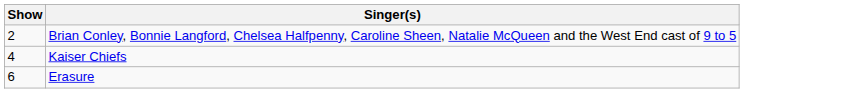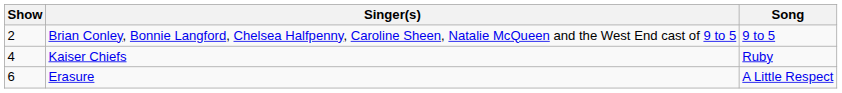+ column: (788, 14)
